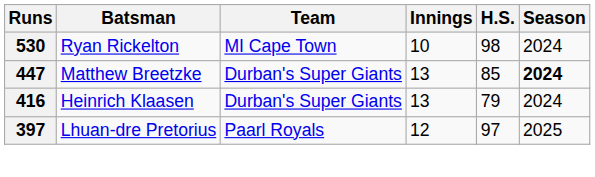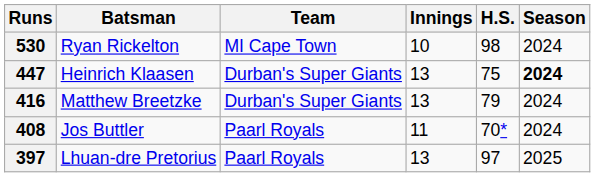(131, 74) Matthew Breetzke -> (127, 74) Heinrich Klaasen
(490, 74) 85 -> (490, 74) 75
(127, 102) Heinrich Klaasen -> (131, 102) Matthew Breetzke
+ row: (31, 130)
(420, 130) 12 -> (420, 158) 13
